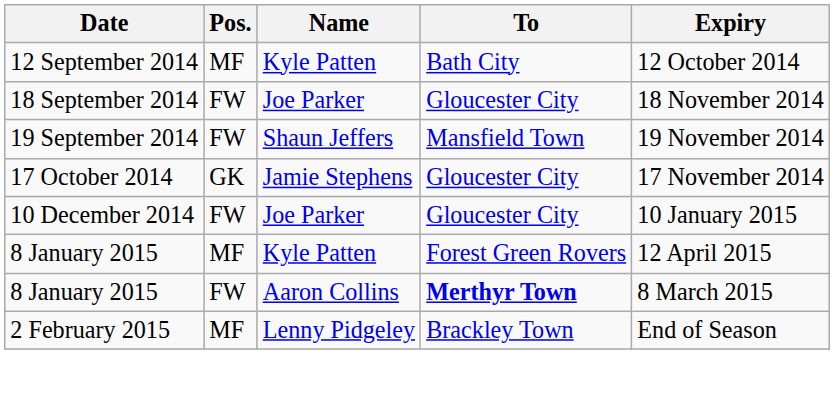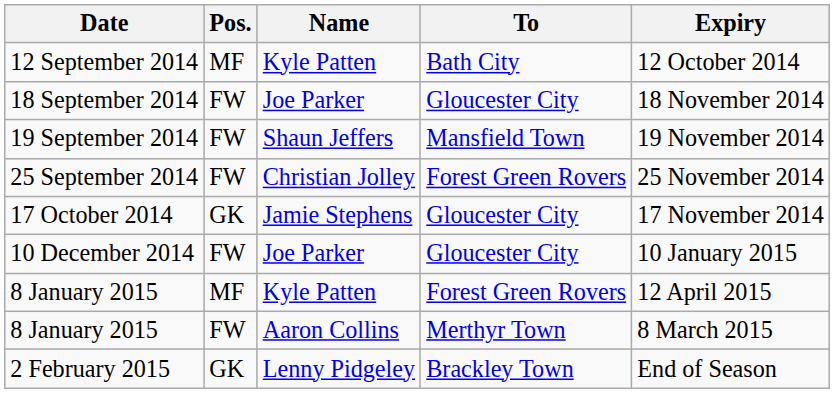+ row: (104, 176)
(501, 291) bold -> (496, 330) normal
(227, 330) MF -> (227, 368) GK
